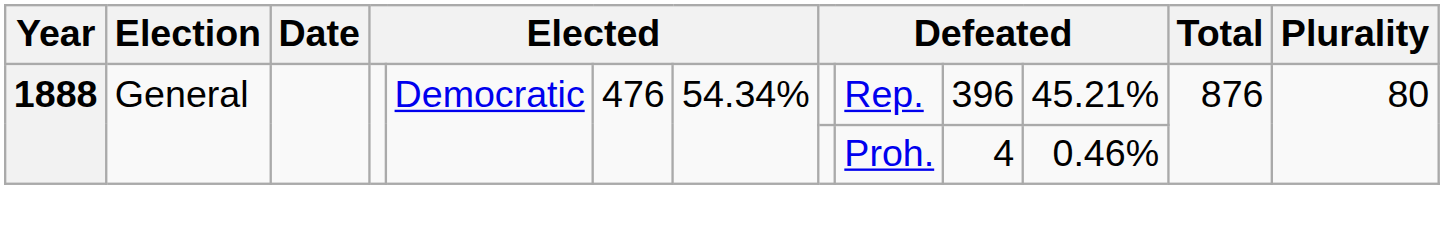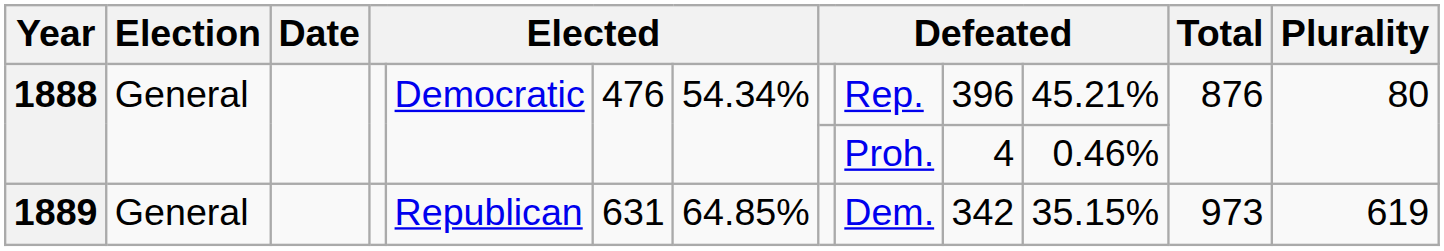+ row: (56, 213)
